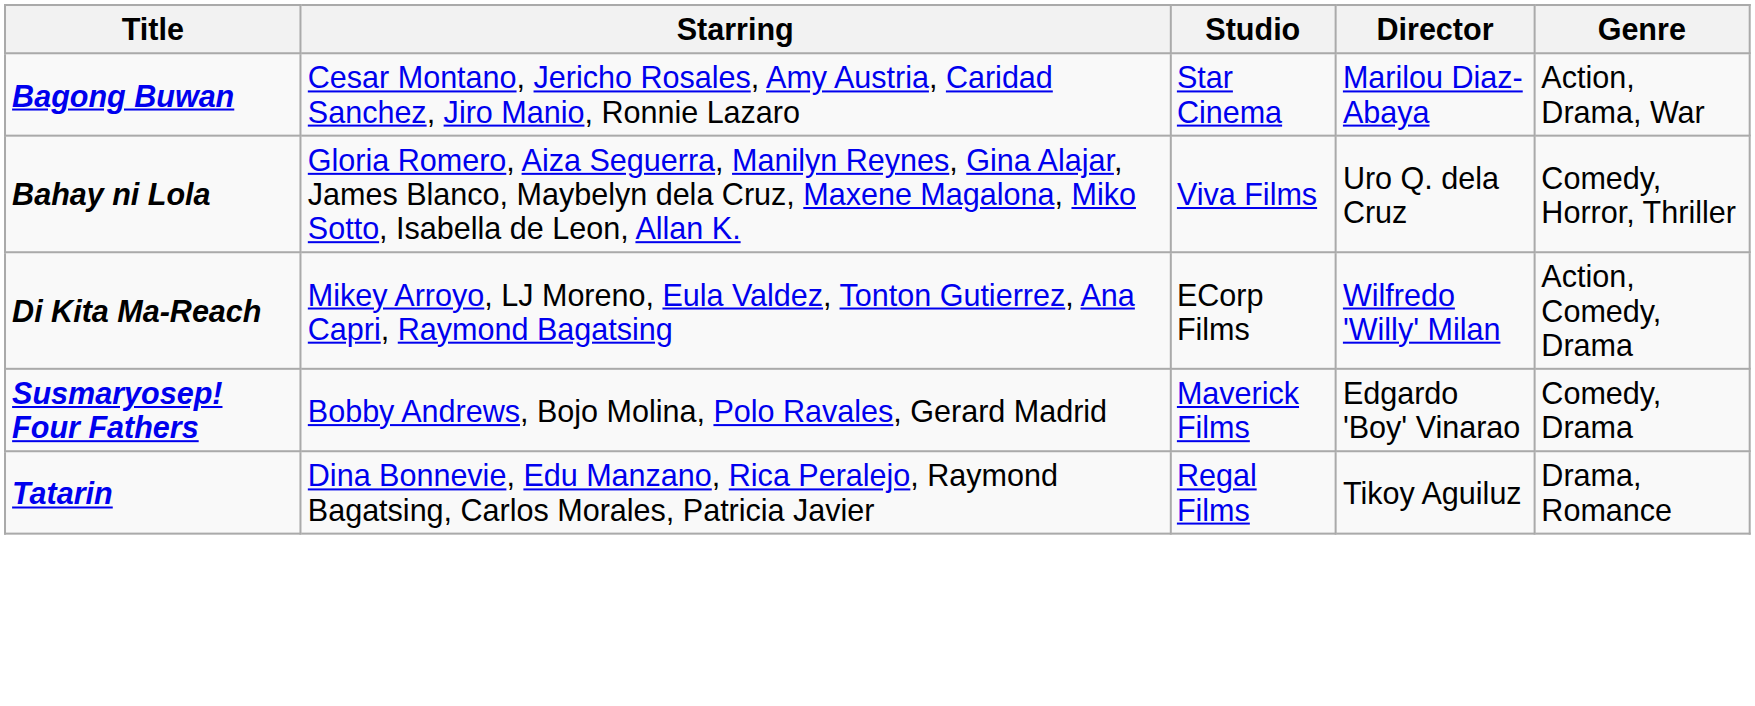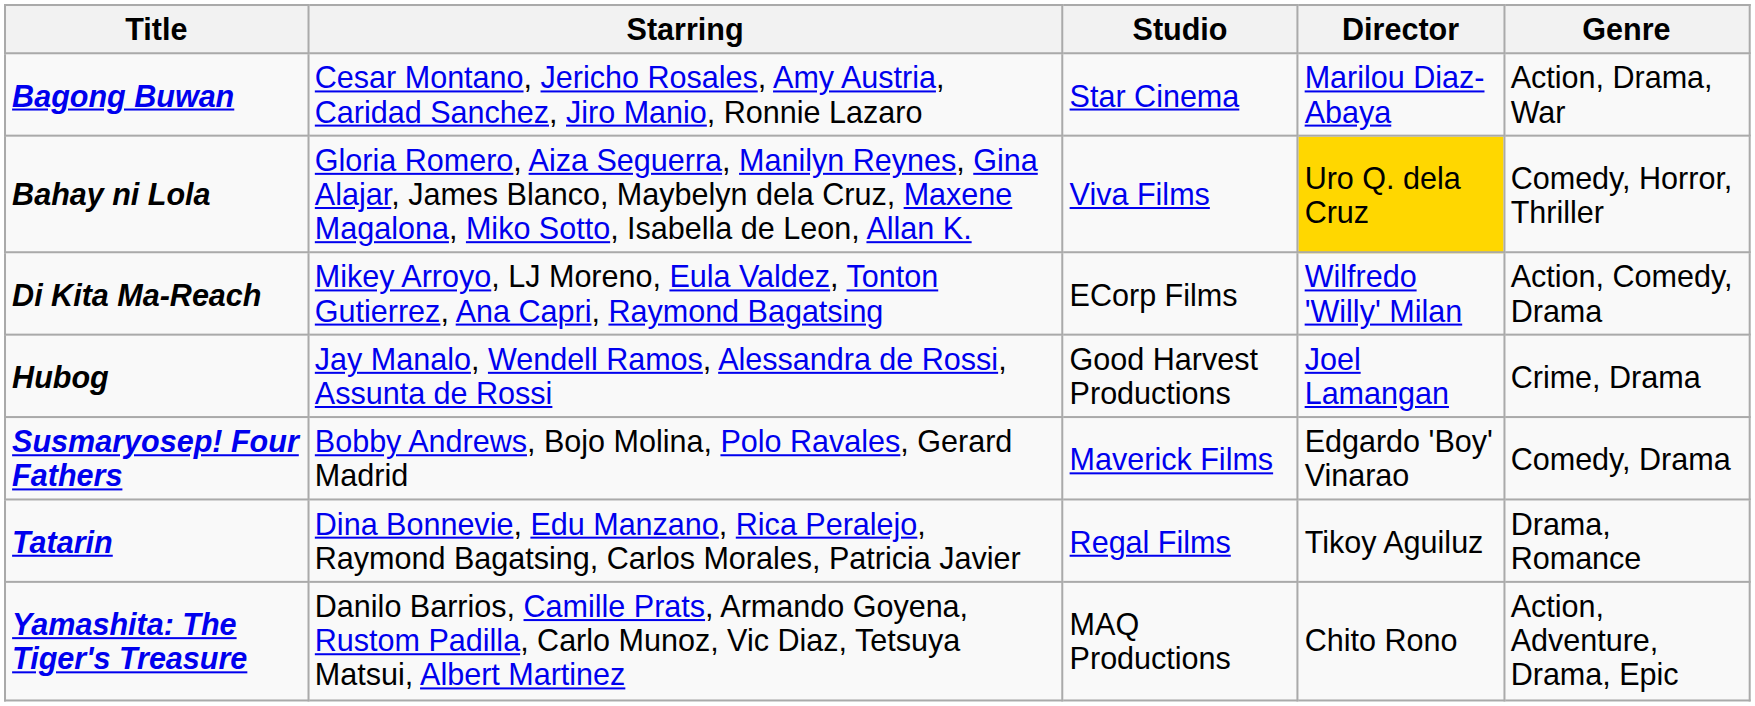(1421, 194) no background -> (1383, 194) gold background
+ row: (60, 377)
+ row: (130, 641)
